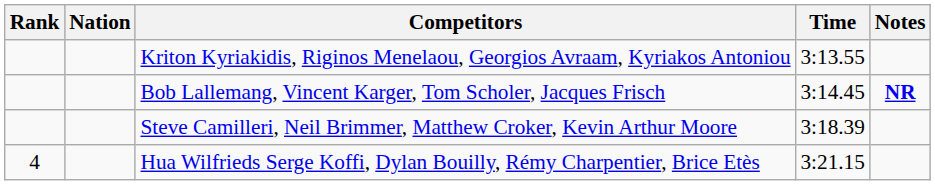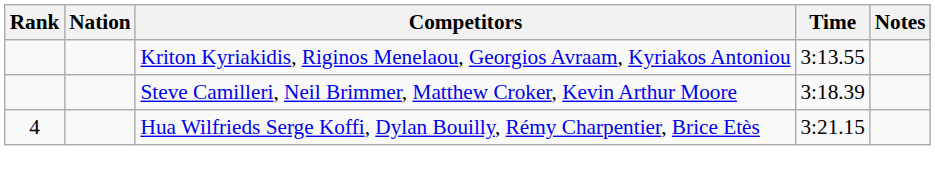- row: (403, 92)
